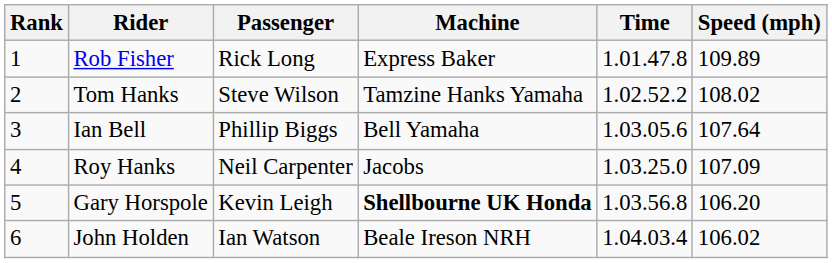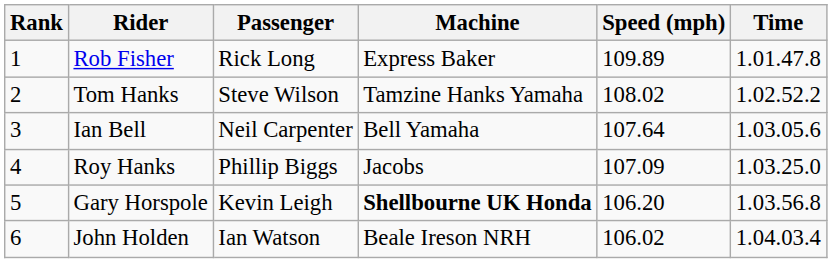columns swapped: (645, 22) <-> (759, 22)
(278, 130) Phillip Biggs -> (286, 130) Neil Carpenter
(286, 166) Neil Carpenter -> (278, 166) Phillip Biggs
